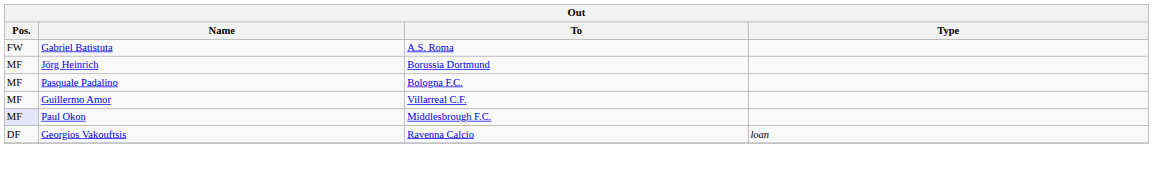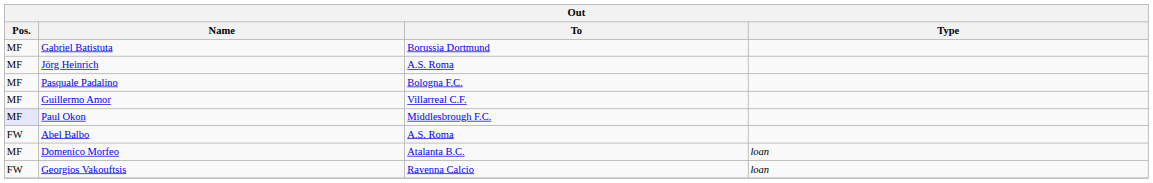(15, 48) FW -> (14, 48) MF
(430, 48) A.S. Roma -> (449, 48) Borussia Dortmund
(449, 65) Borussia Dortmund -> (430, 65) A.S. Roma
+ row: (65, 134)
+ row: (80, 152)
(14, 134) DF -> (15, 169) FW
